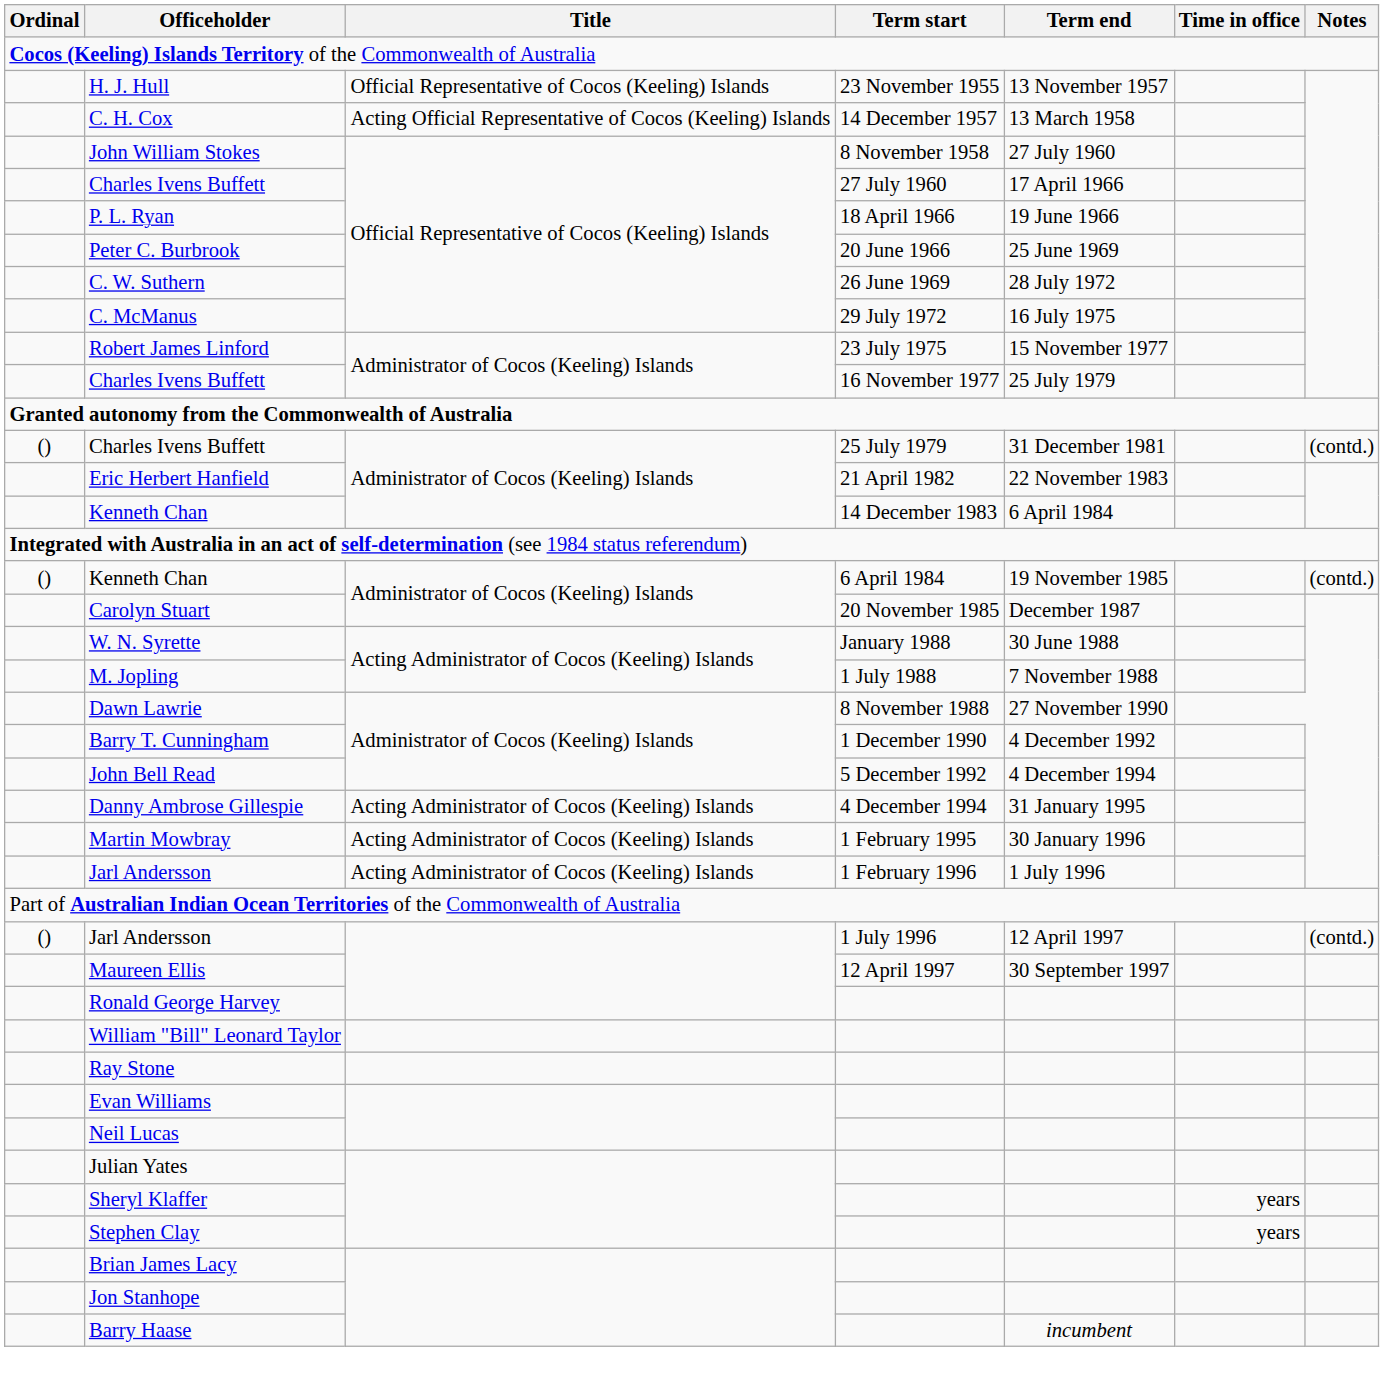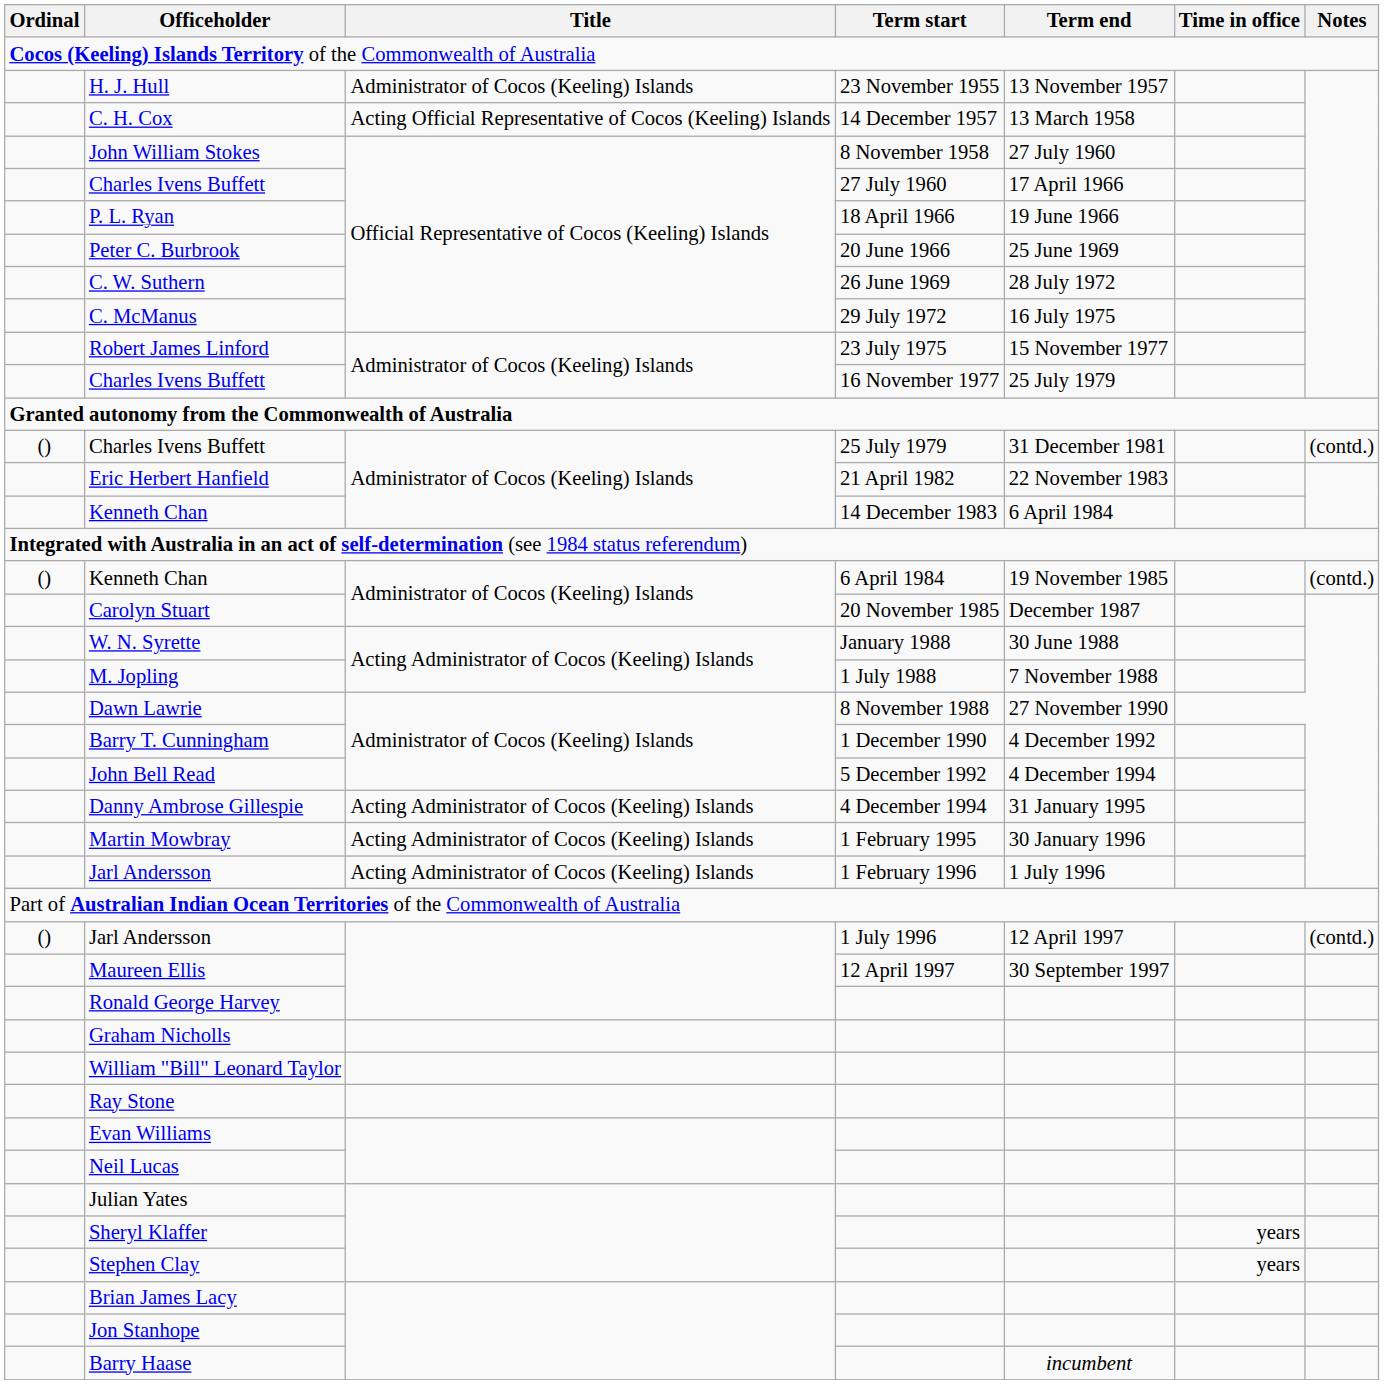(560, 86) Official Representative of Cocos (Keeling) Islands -> (522, 86) Administrator of Cocos (Keeling) Islands
+ row: (160, 1035)
